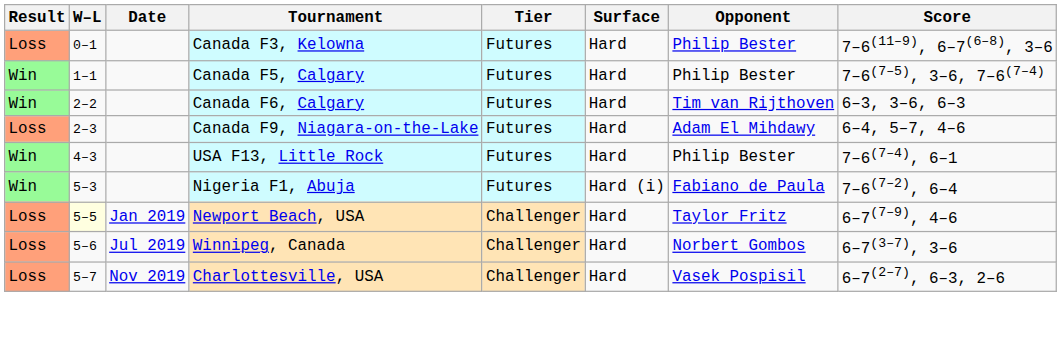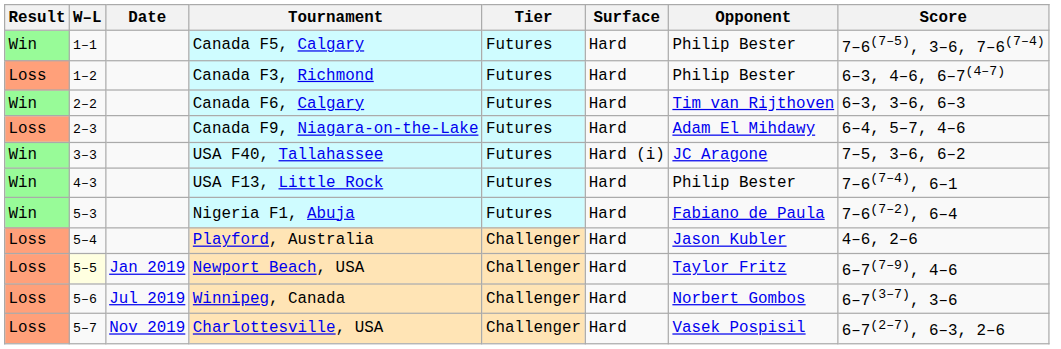- row: (279, 45)
+ row: (283, 75)
+ row: (288, 155)
(627, 187) Hard (i) -> (608, 213) Hard
+ row: (283, 241)
